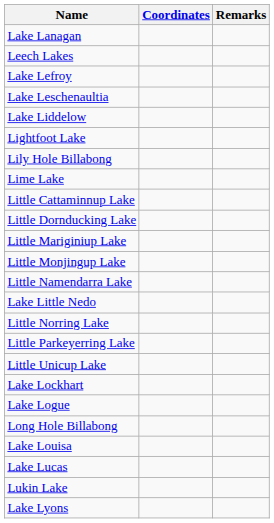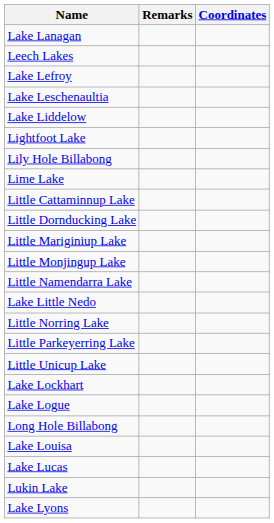columns swapped: (176, 14) <-> (241, 14)
